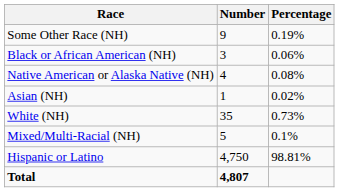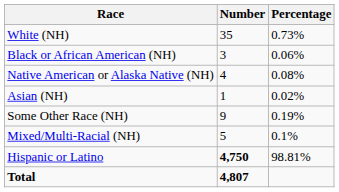rows swapped: (38, 116) <-> (68, 34)
(234, 156) normal -> (234, 156) bold
